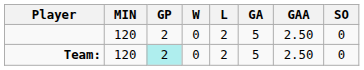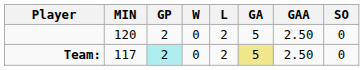(125, 55) 120 -> (125, 55) 117
(256, 55) no background -> (256, 55) khaki background
